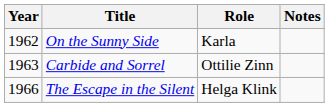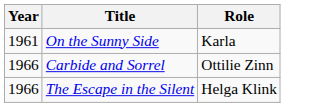- column: (302, 16)
(23, 41) 1962 -> (23, 41) 1961
(23, 65) 1963 -> (23, 65) 1966
